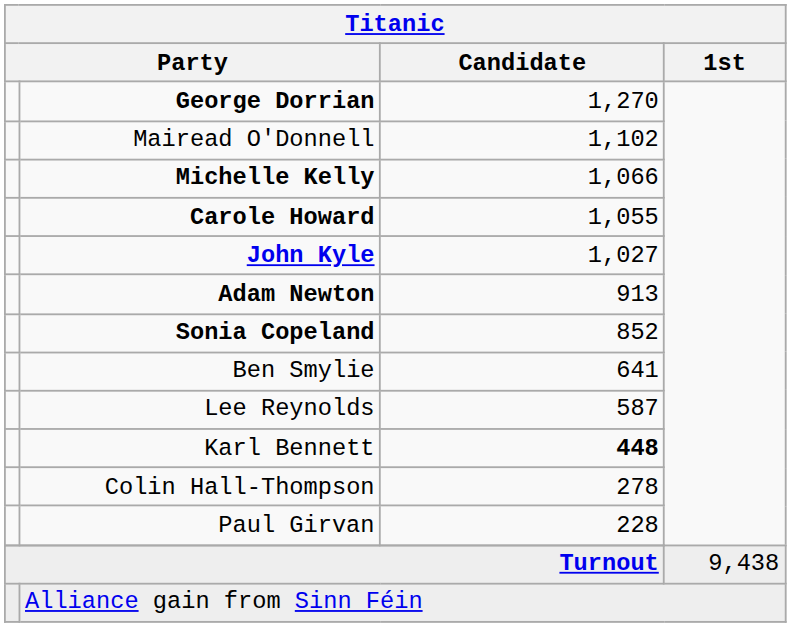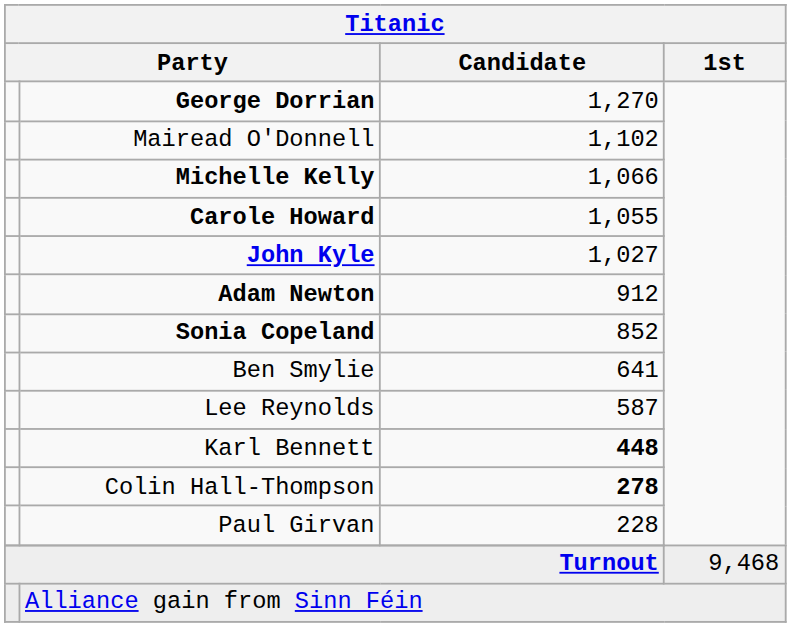(638, 294) 913 -> (638, 294) 912
(638, 487) normal -> (638, 487) bold
(744, 564) 9,438 -> (744, 564) 9,468
